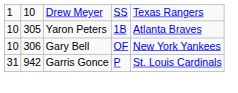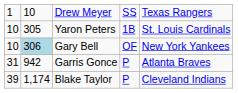(167, 29) Atlanta Braves -> (186, 29) St. Louis Cardinals
(32, 46) no background -> (32, 46) lightblue background
(177, 63) St. Louis Cardinals -> (176, 63) Atlanta Braves
+ row: (83, 79)
